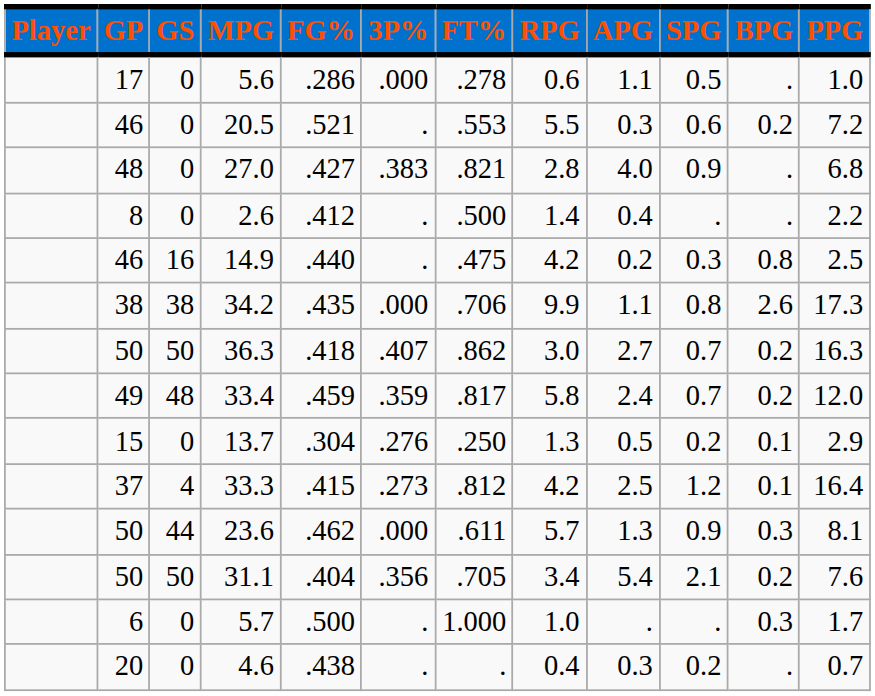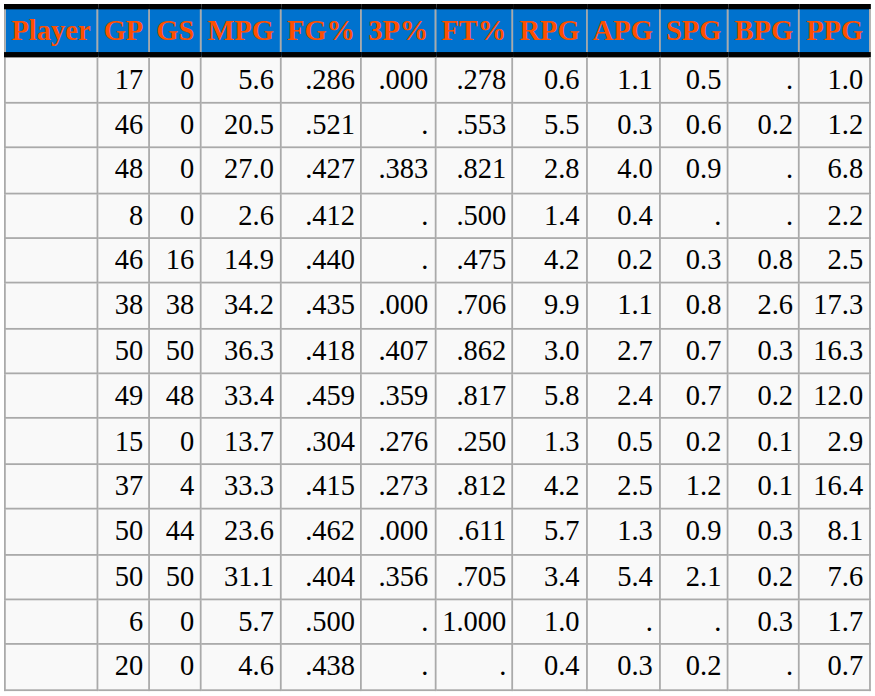(845, 124) 7.2 -> (845, 124) 1.2
(775, 350) 0.2 -> (775, 350) 0.3
